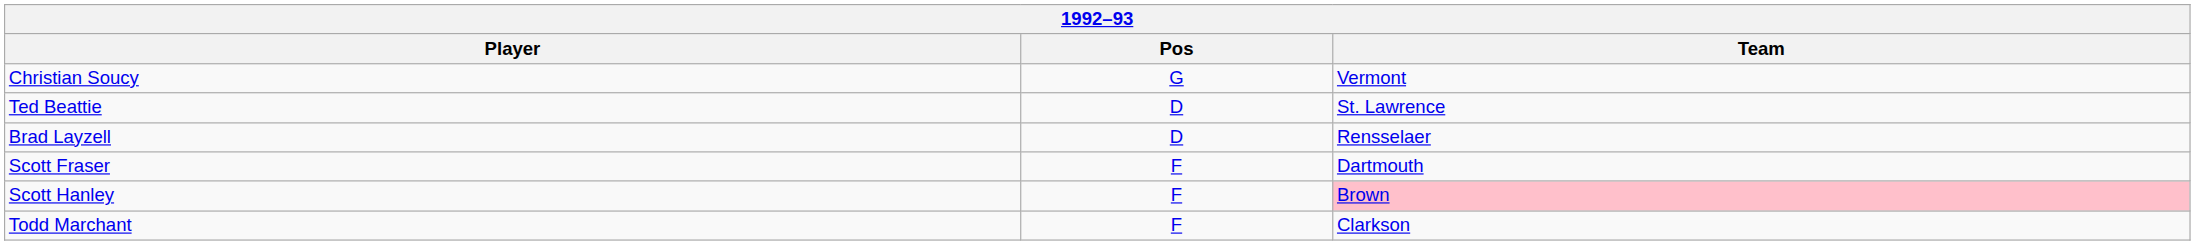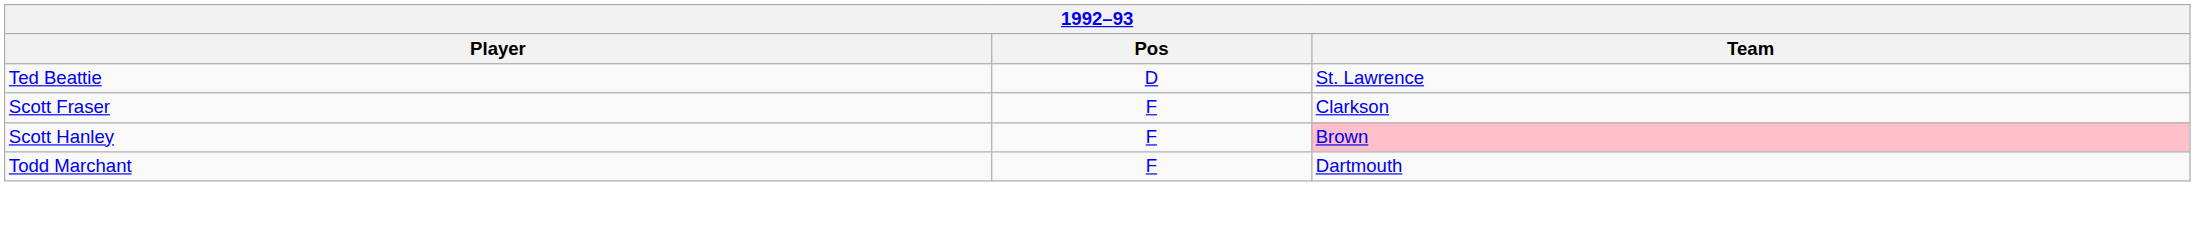- row: (74, 78)
- row: (60, 136)
(1380, 166) Dartmouth -> (1352, 107) Clarkson
(1374, 225) Clarkson -> (1359, 166) Dartmouth
